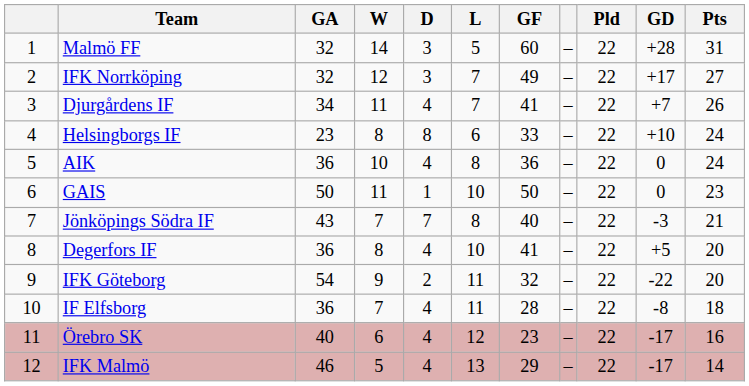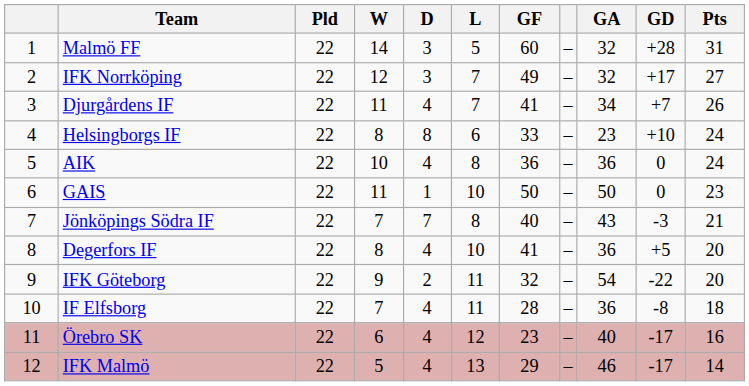columns swapped: (607, 18) <-> (325, 18)
